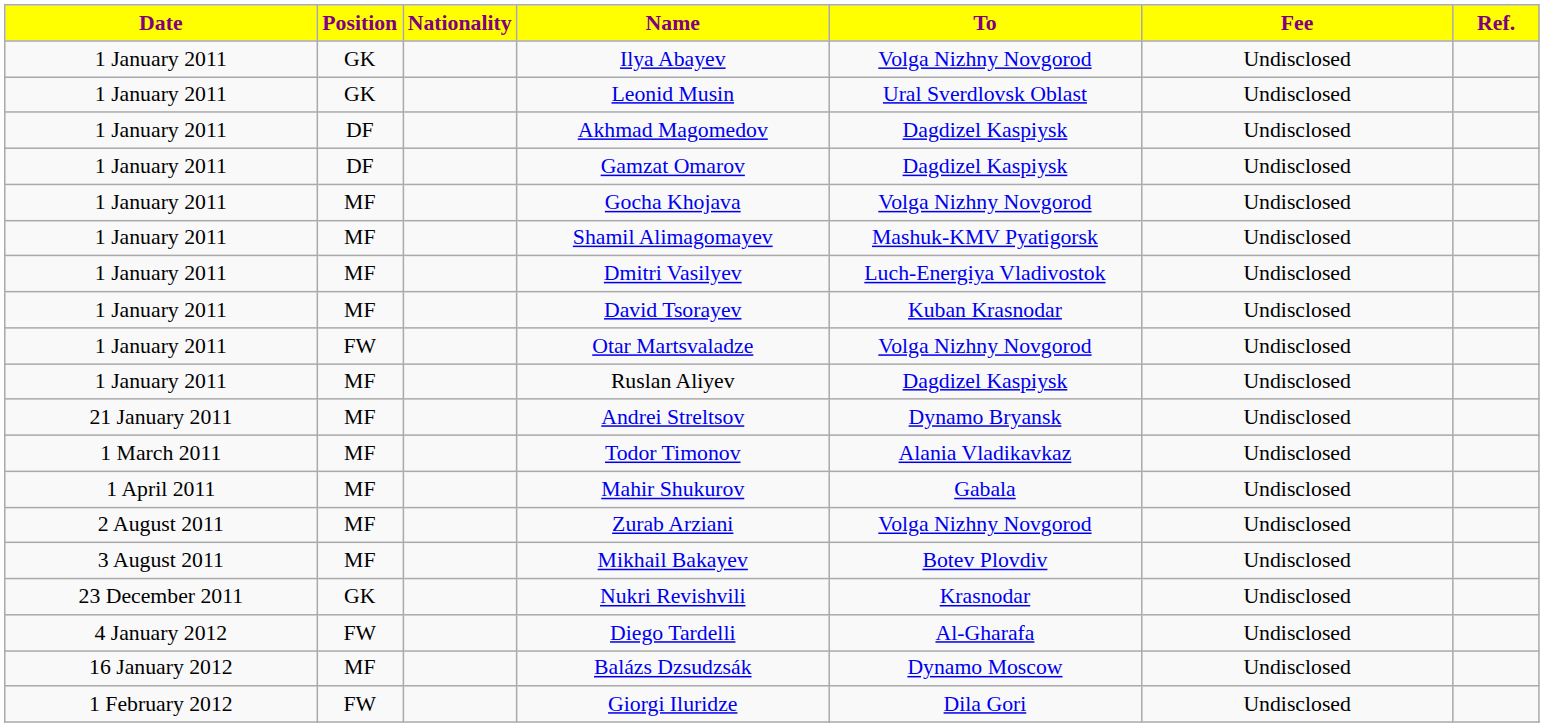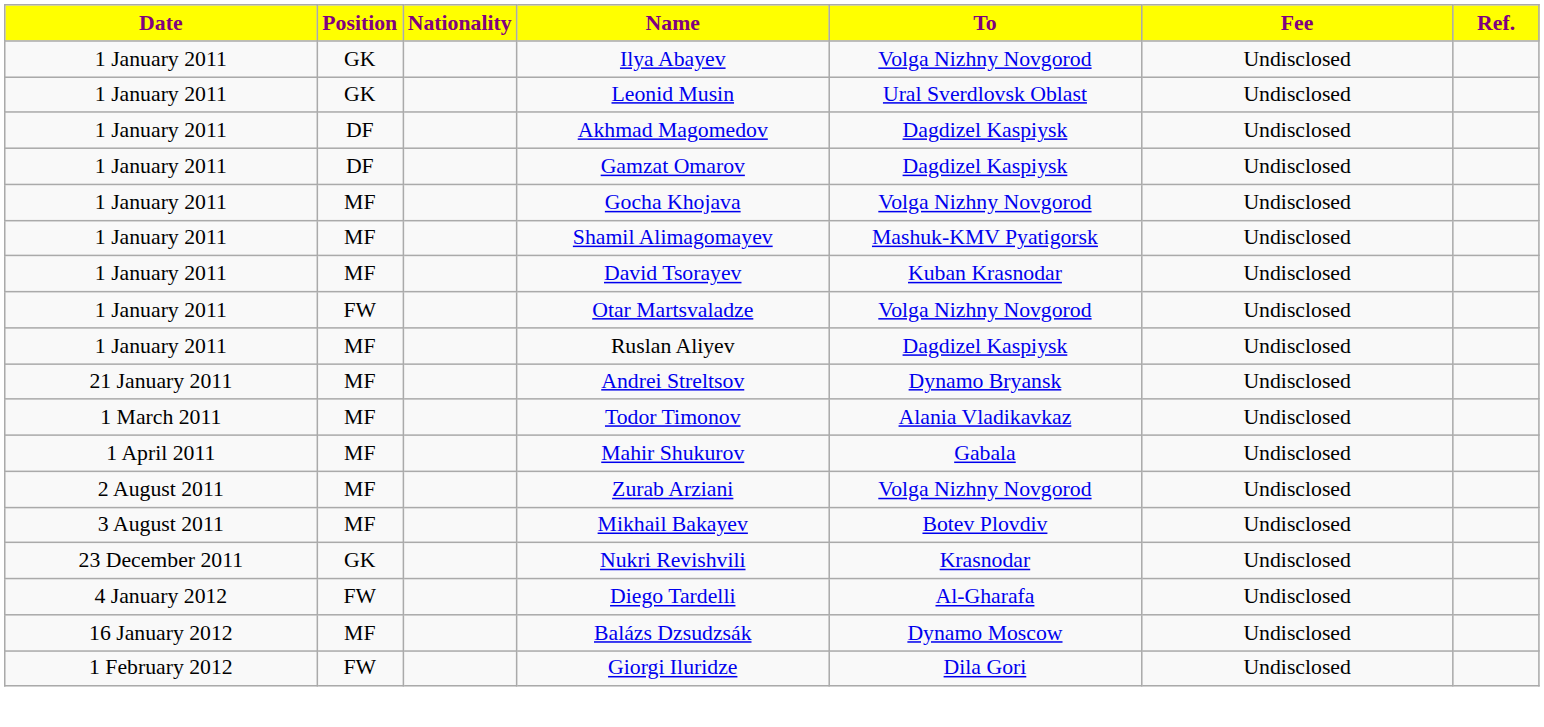- row: (673, 273)
